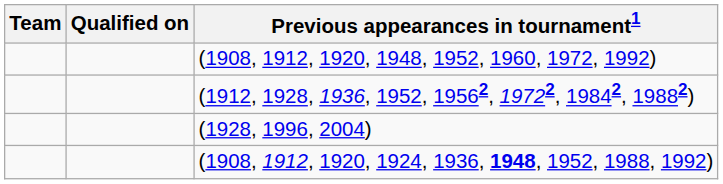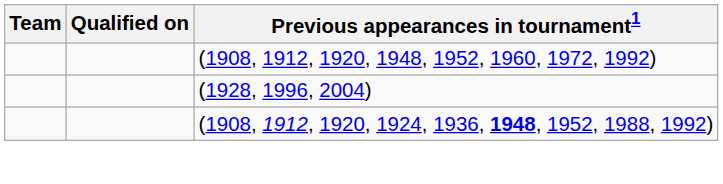- row: (446, 94)
